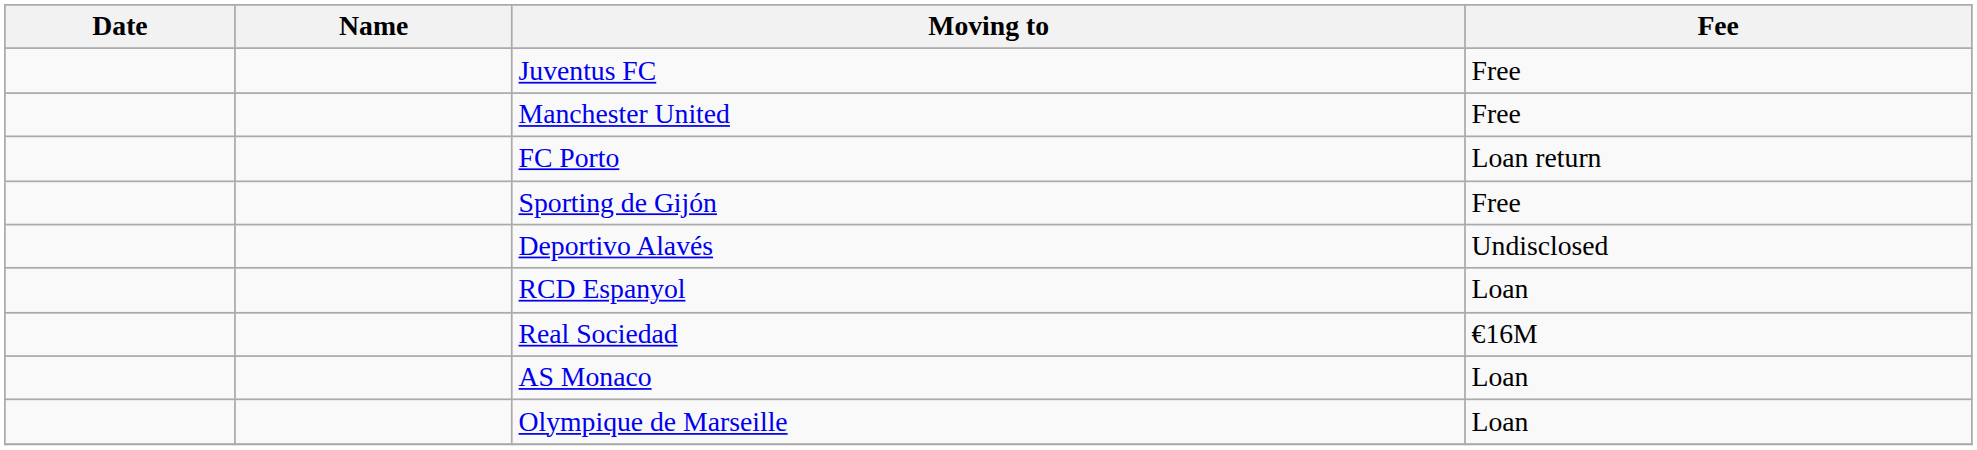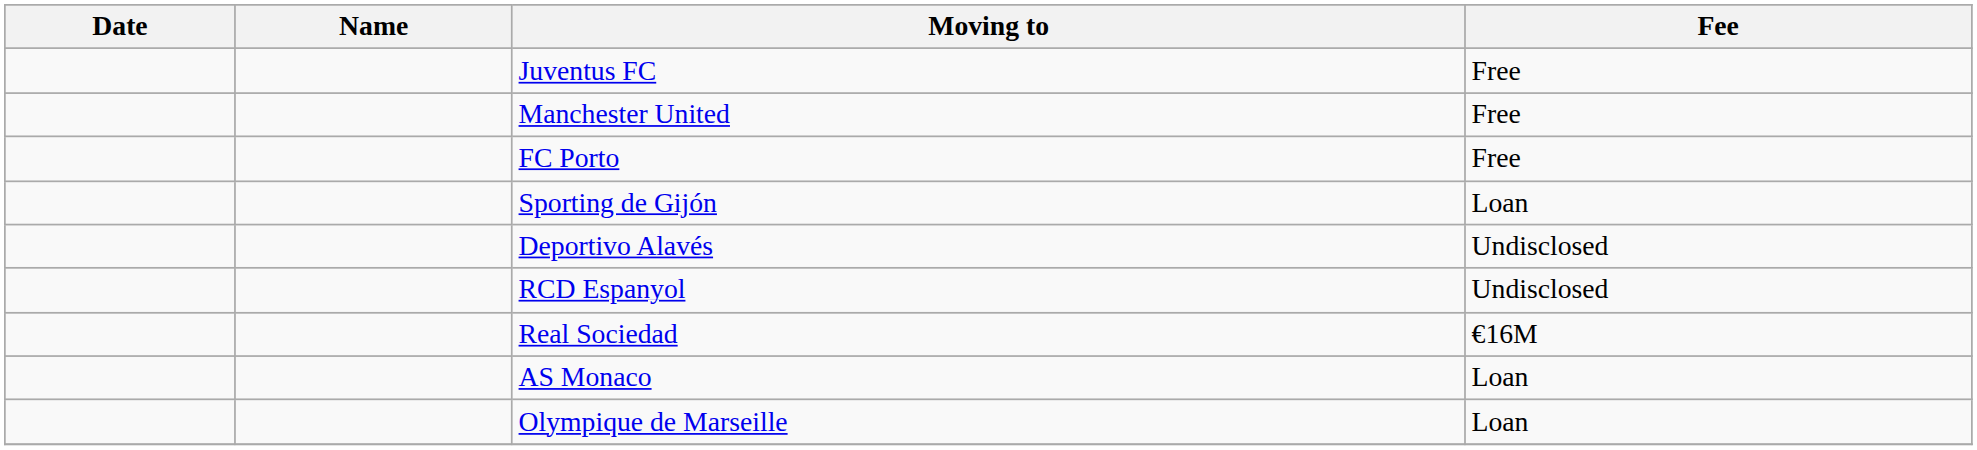(1536, 158) Loan return -> (1496, 158) Free
(1496, 202) Free -> (1500, 202) Loan
(1500, 289) Loan -> (1540, 289) Undisclosed
